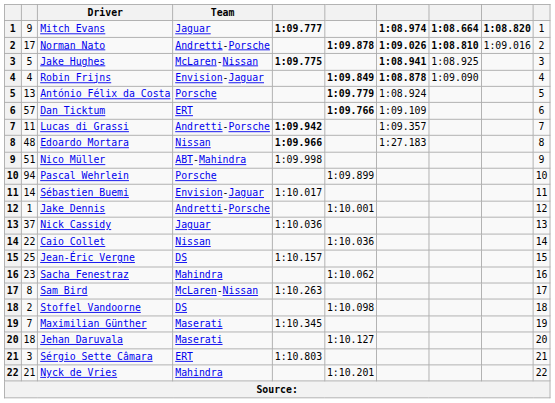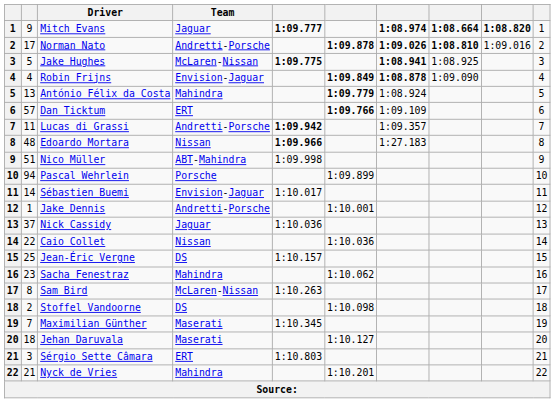(196, 95) Porsche -> (199, 95) Mahindra
